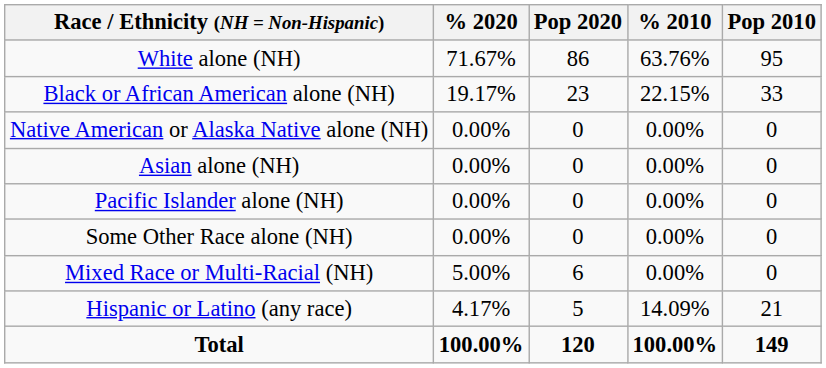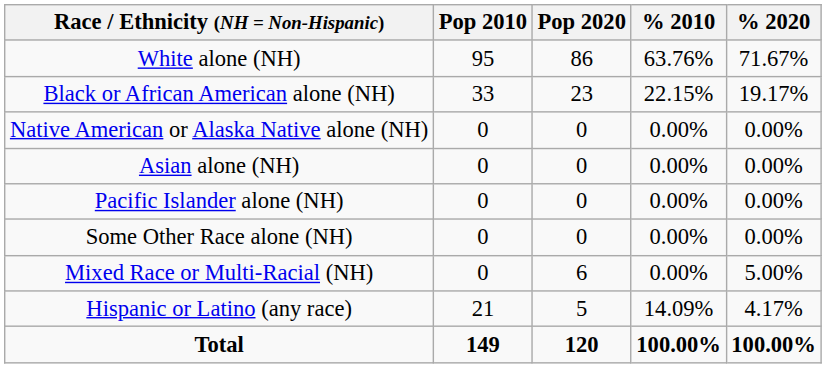columns swapped: (772, 22) <-> (481, 22)
